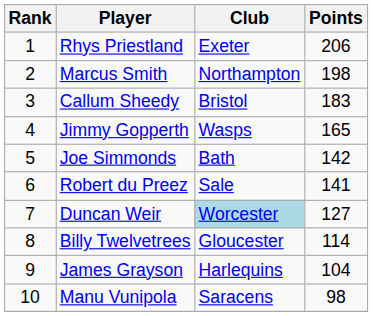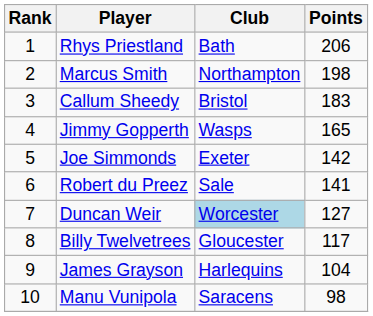(224, 46) Exeter -> (217, 46) Bath
(217, 158) Bath -> (224, 158) Exeter
(336, 241) 114 -> (336, 241) 117
